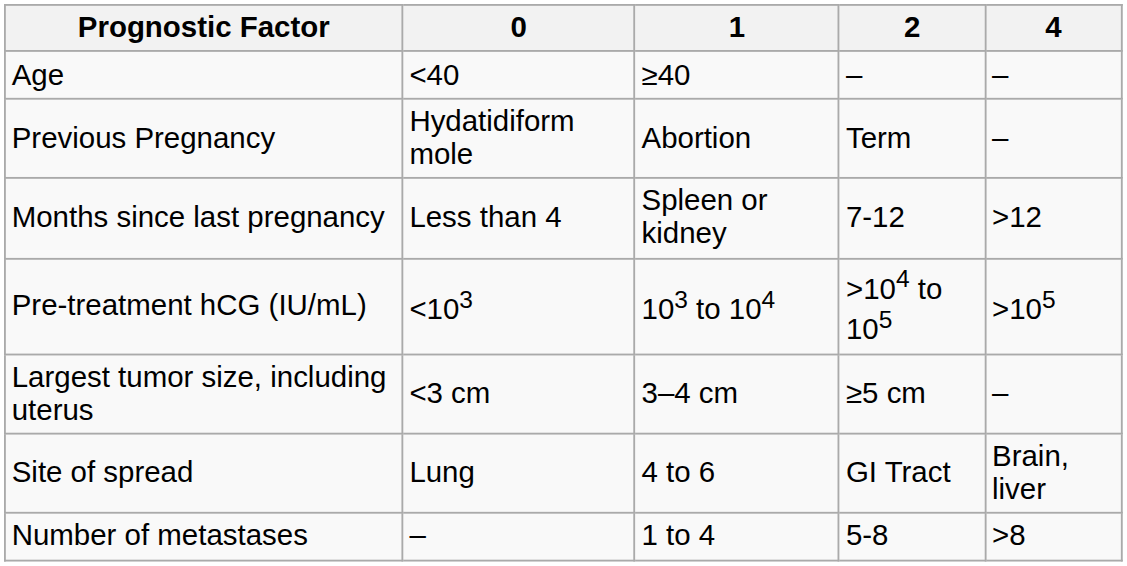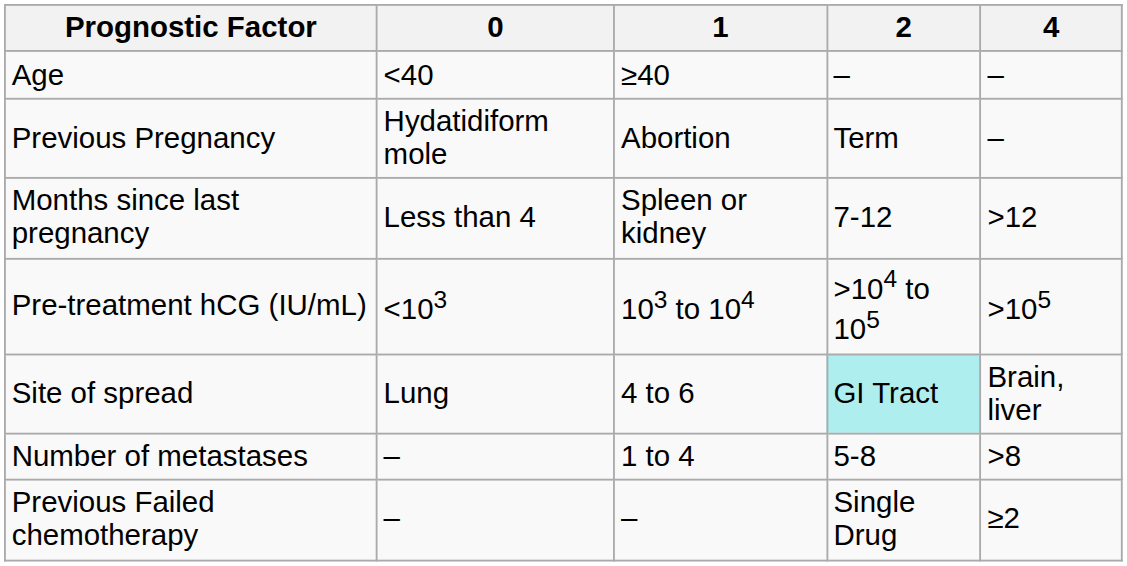- row: (199, 393)
(898, 472) no background -> (886, 393) paleturquoise background
+ row: (113, 519)
